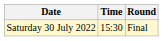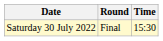columns swapped: (111, 12) <-> (142, 12)
